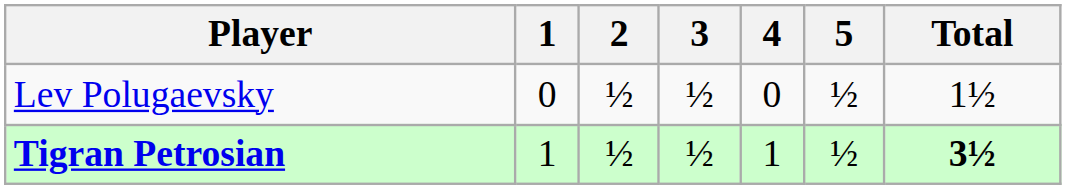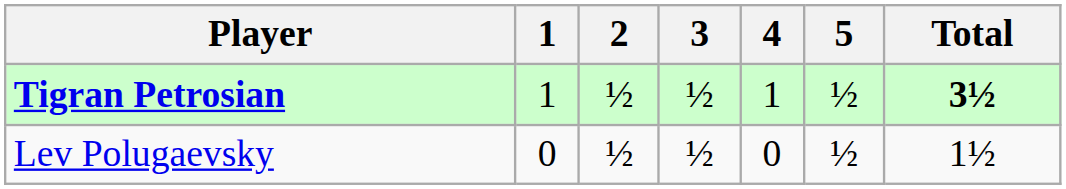rows swapped: (149, 153) <-> (144, 93)
